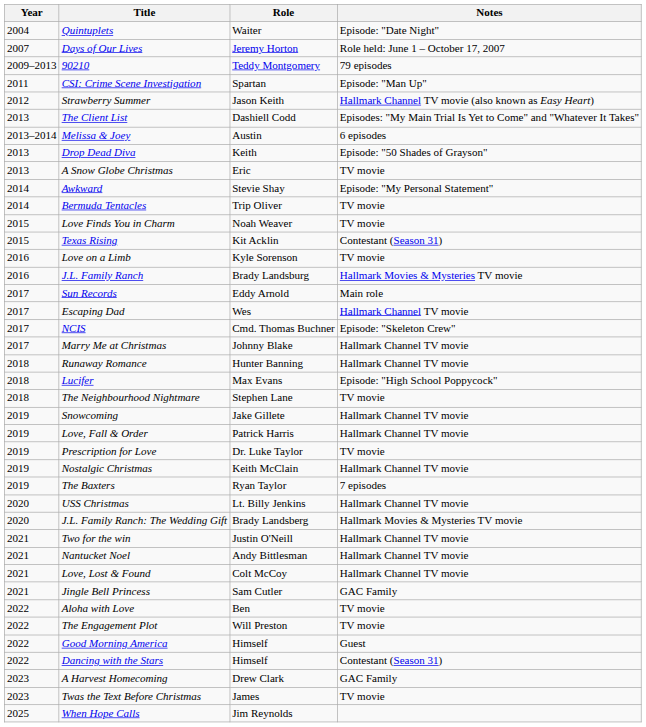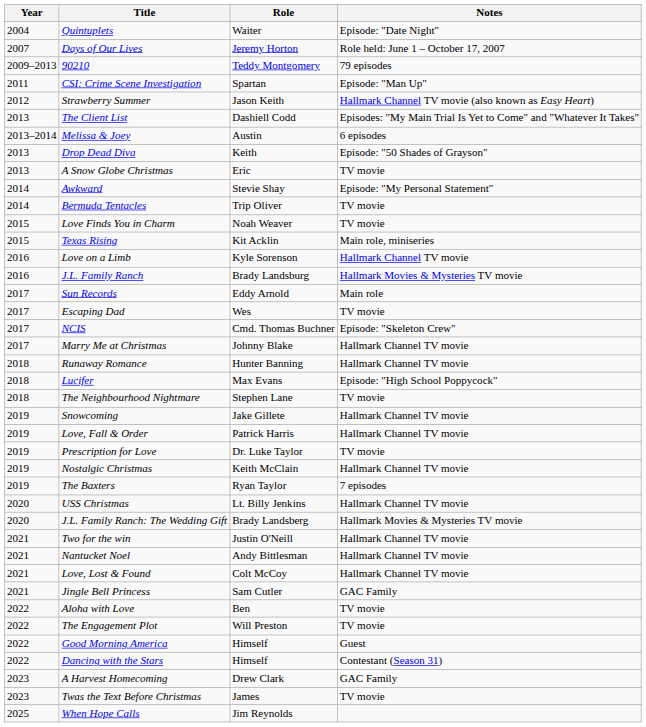(391, 240) Contestant (Season 31) -> (387, 240) Main role, miniseries
(362, 258) TV movie -> (404, 258) Hallmark Channel TV movie
(404, 310) Hallmark Channel TV movie -> (362, 310) TV movie
